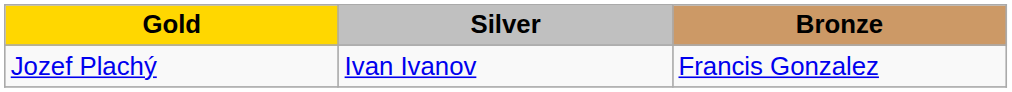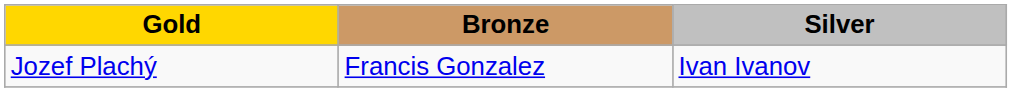columns swapped: (506, 24) <-> (839, 24)
